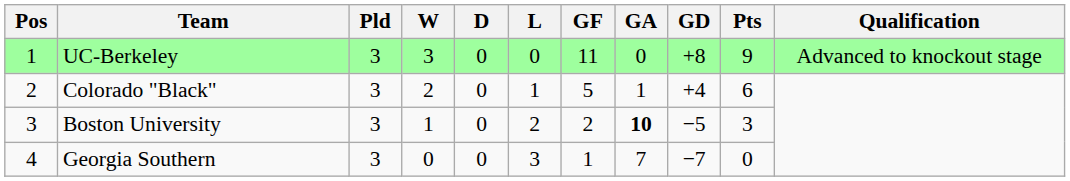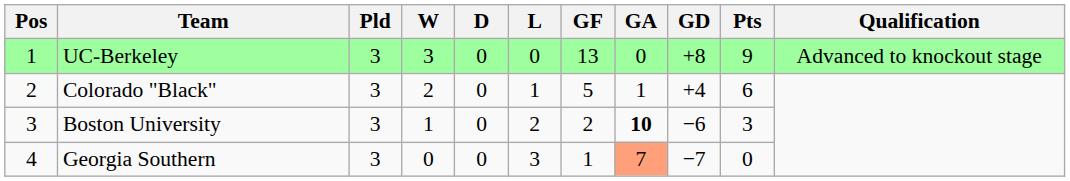(588, 55) 11 -> (588, 55) 13
(694, 124) −5 -> (694, 124) −6
(641, 158) no background -> (641, 158) lightsalmon background
